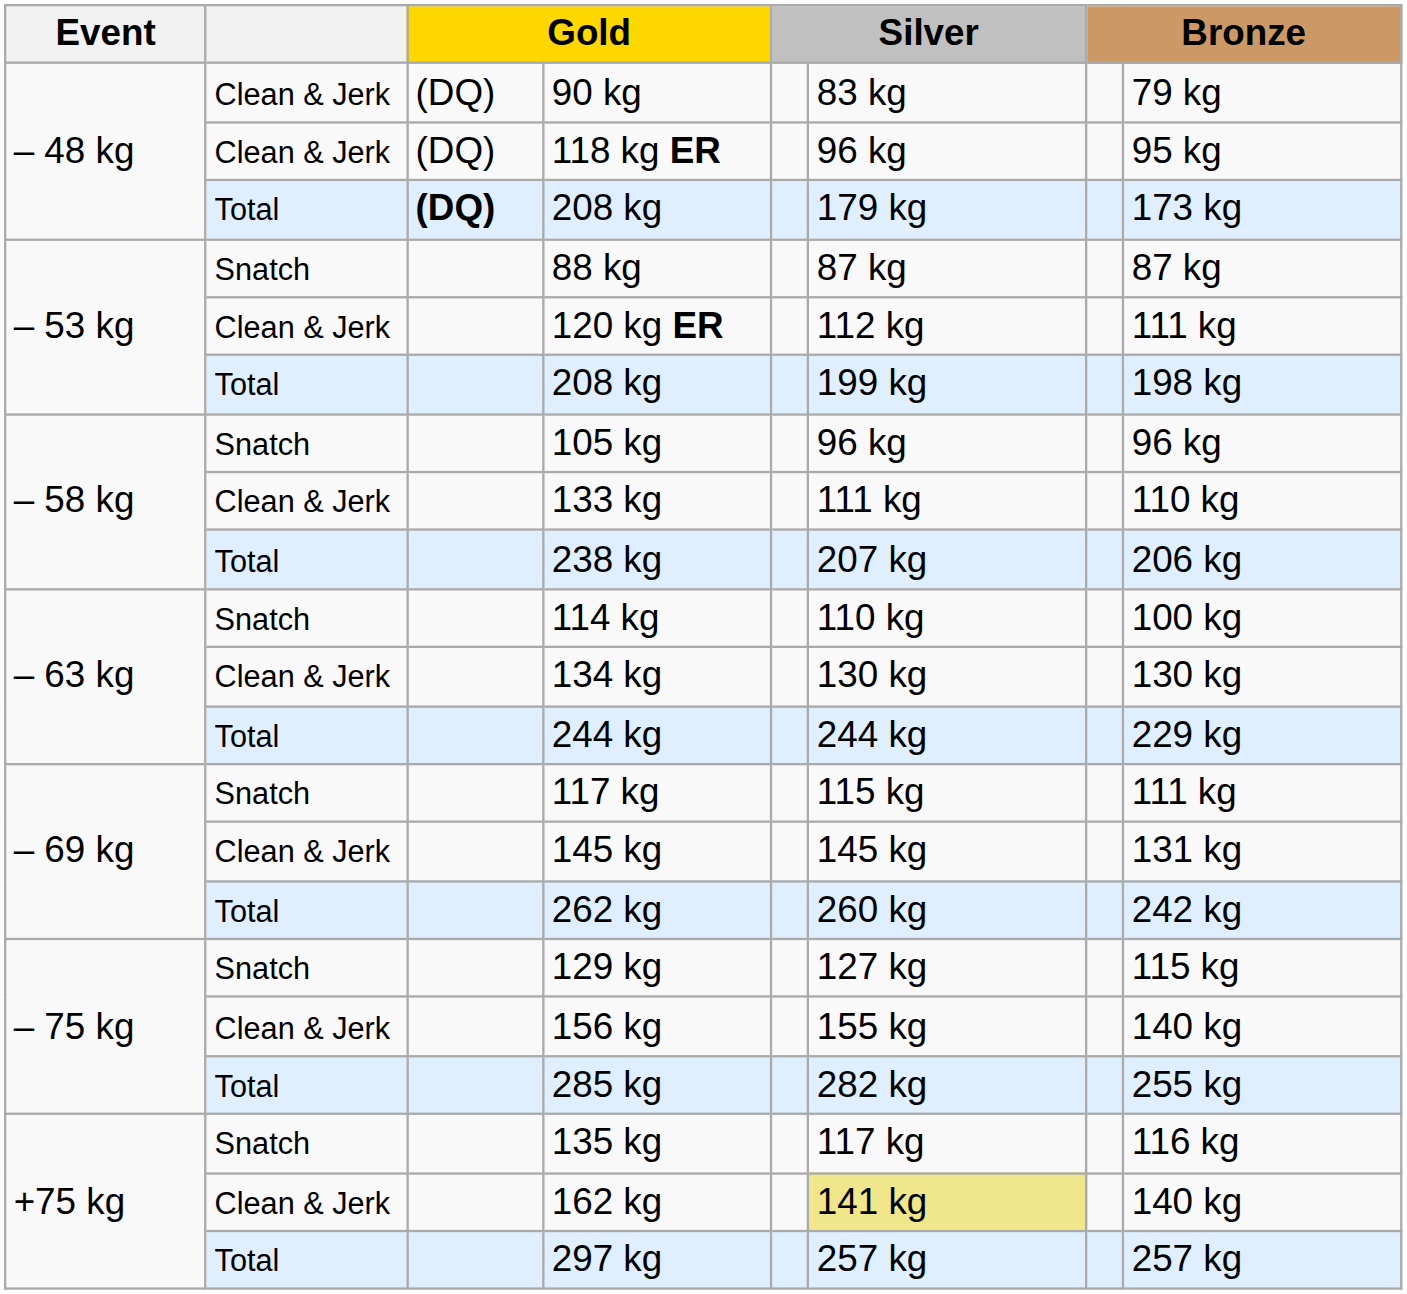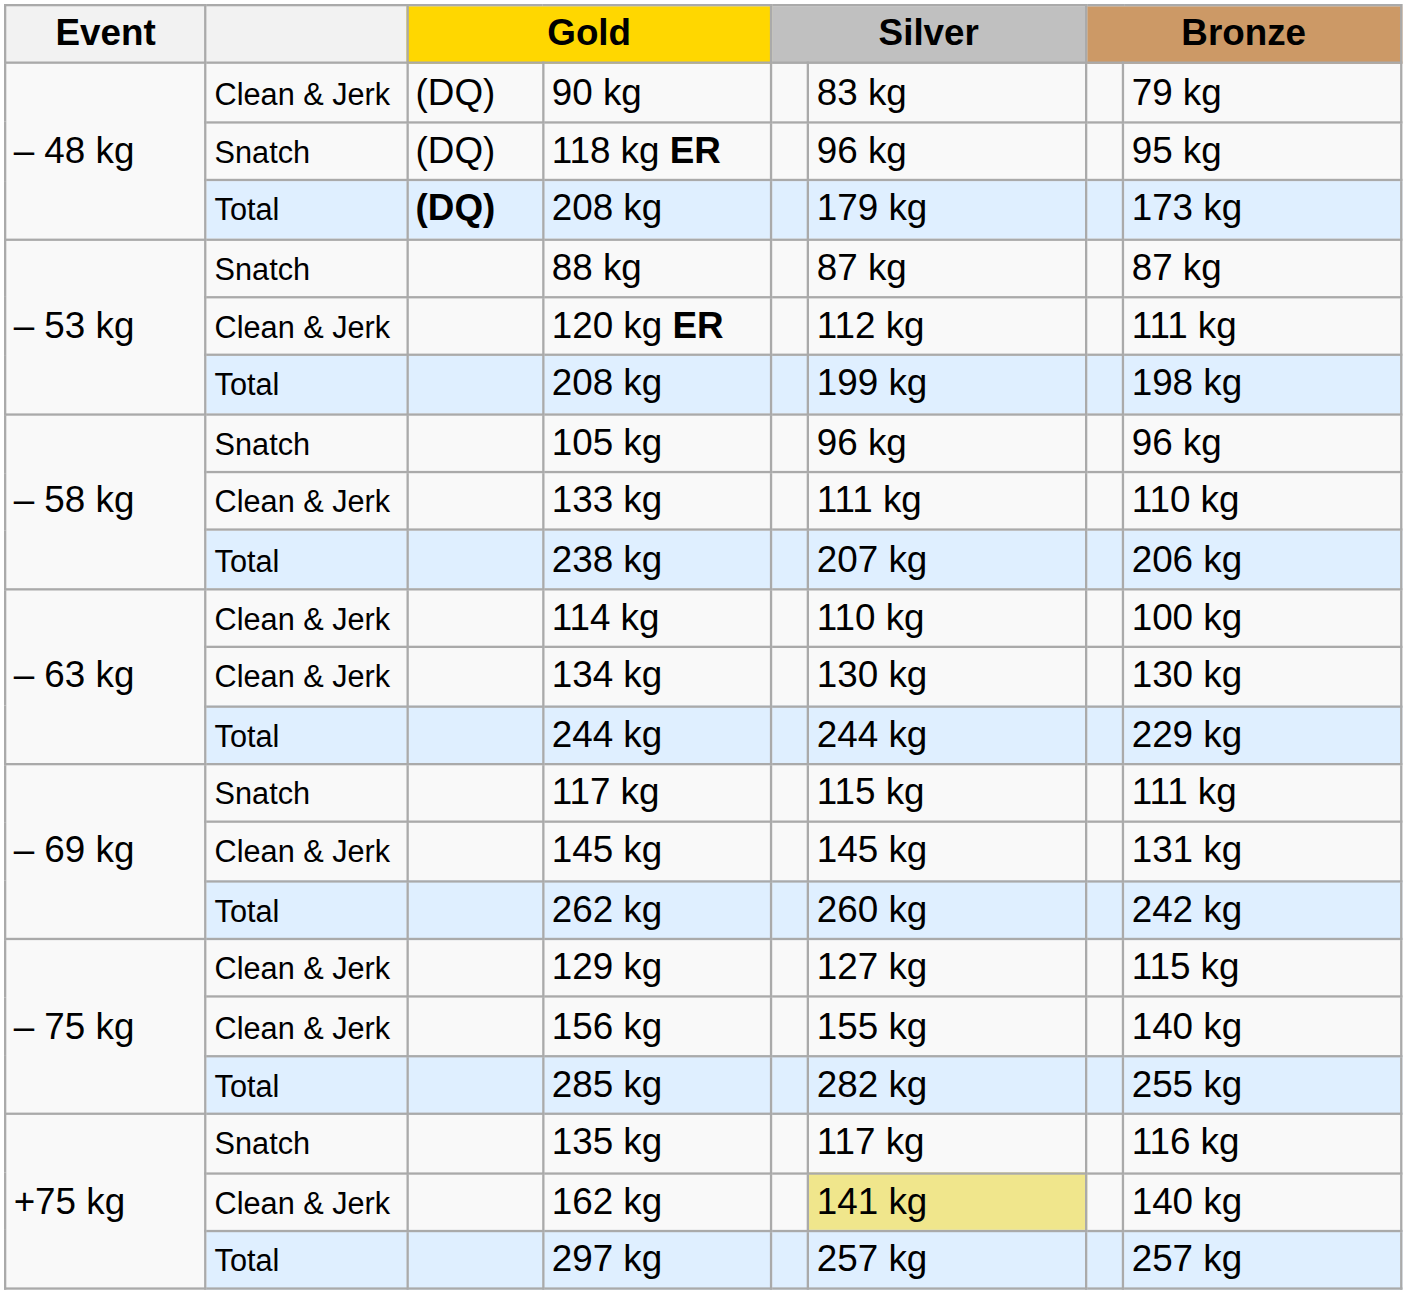(302, 152) Clean & Jerk -> (262, 152) Snatch
(262, 619) Snatch -> (302, 619) Clean & Jerk
(262, 969) Snatch -> (302, 969) Clean & Jerk
